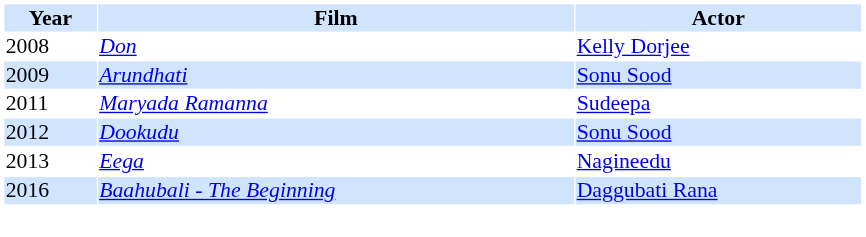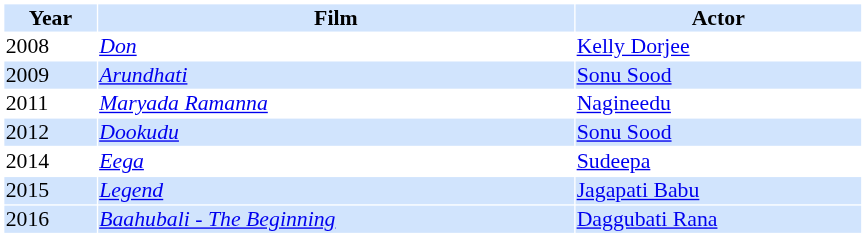(614, 103) Sudeepa -> (624, 103) Nagineedu
(27, 160) 2013 -> (27, 160) 2014
(624, 160) Nagineedu -> (614, 160) Sudeepa
+ row: (131, 190)
